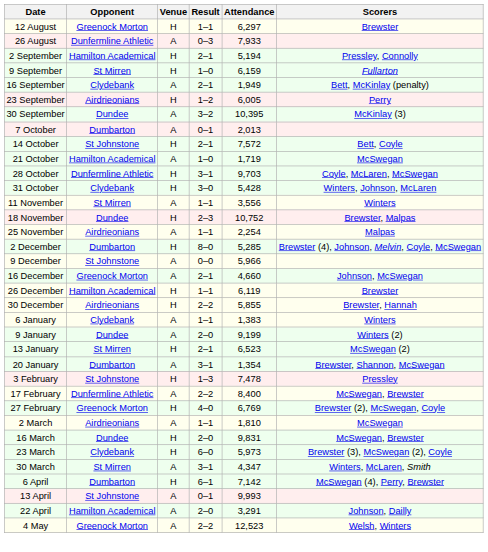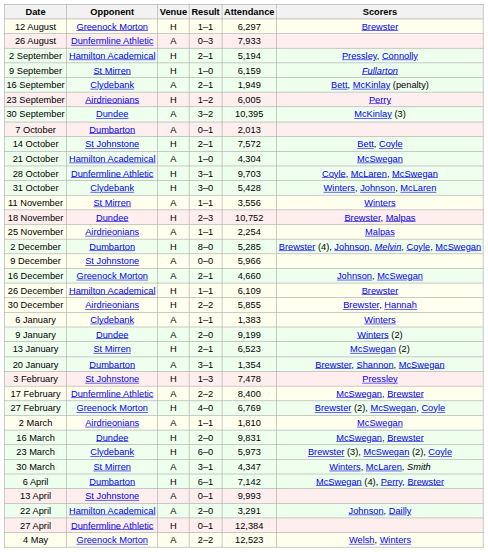(249, 159) 1,719 -> (249, 159) 4,304
(249, 291) 6,119 -> (249, 291) 6,109
+ row: (36, 526)
